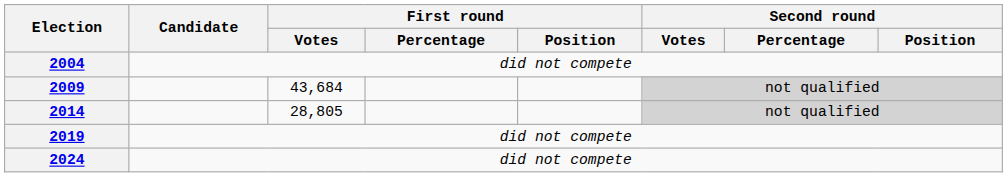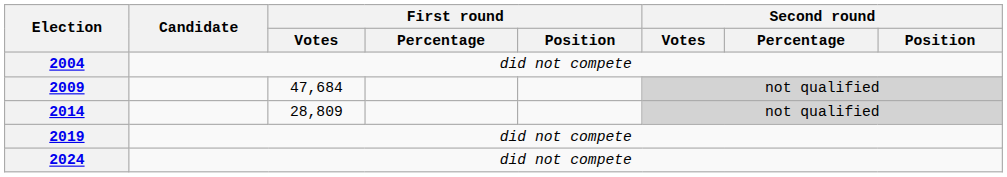(316, 88) 43,684 -> (316, 88) 47,684
(316, 112) 28,805 -> (316, 112) 28,809
